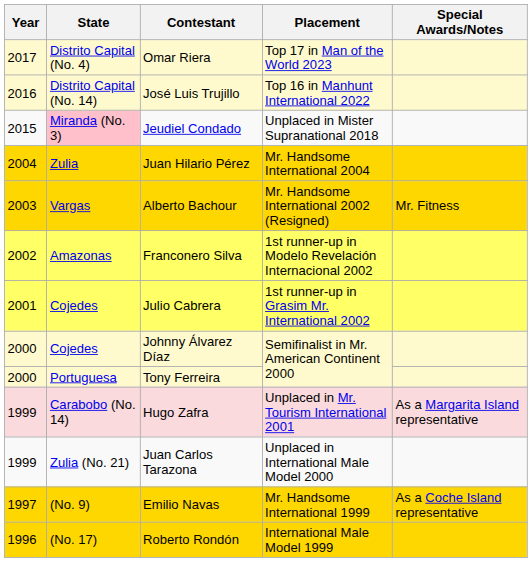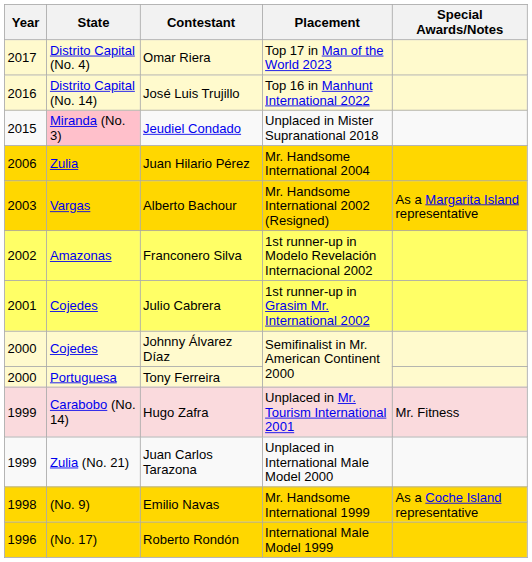(22, 164) 2004 -> (22, 164) 2006
(427, 206) Mr. Fitness -> (457, 206) As a Margarita Island representative
(457, 412) As a Margarita Island representative -> (427, 412) Mr. Fitness
(22, 505) 1997 -> (22, 505) 1998
